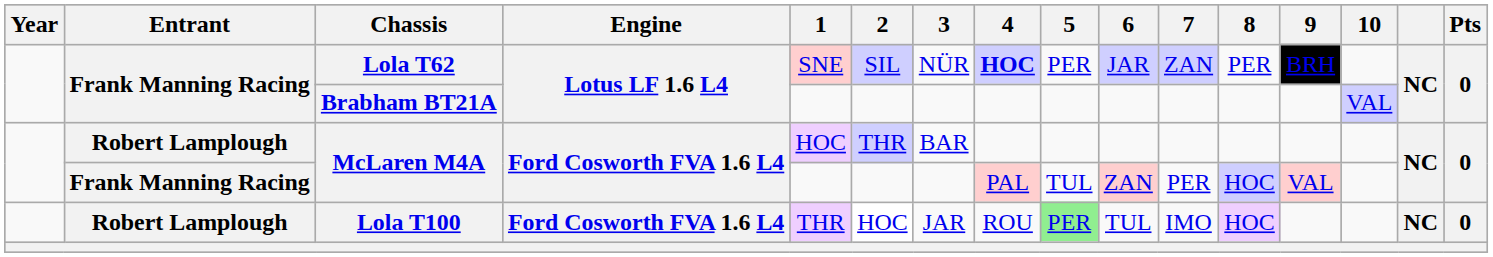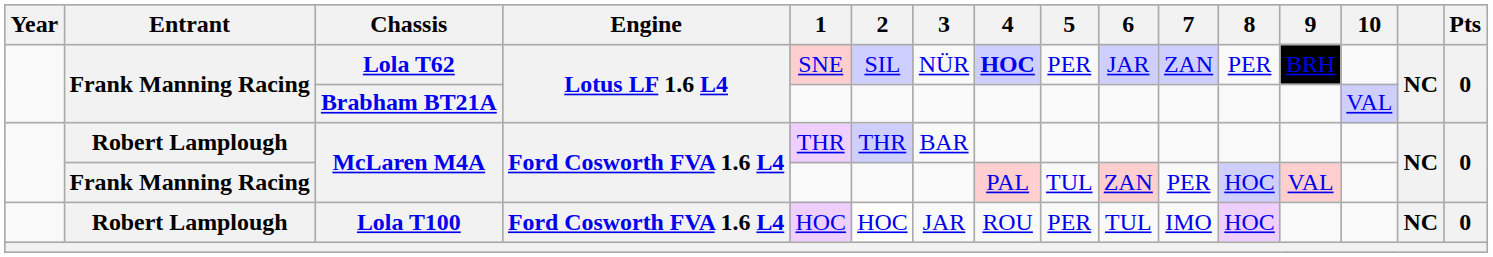(821, 142) HOC -> (821, 142) THR
(821, 221) THR -> (821, 221) HOC
(1069, 221) lightgreen background -> (1069, 221) no background
